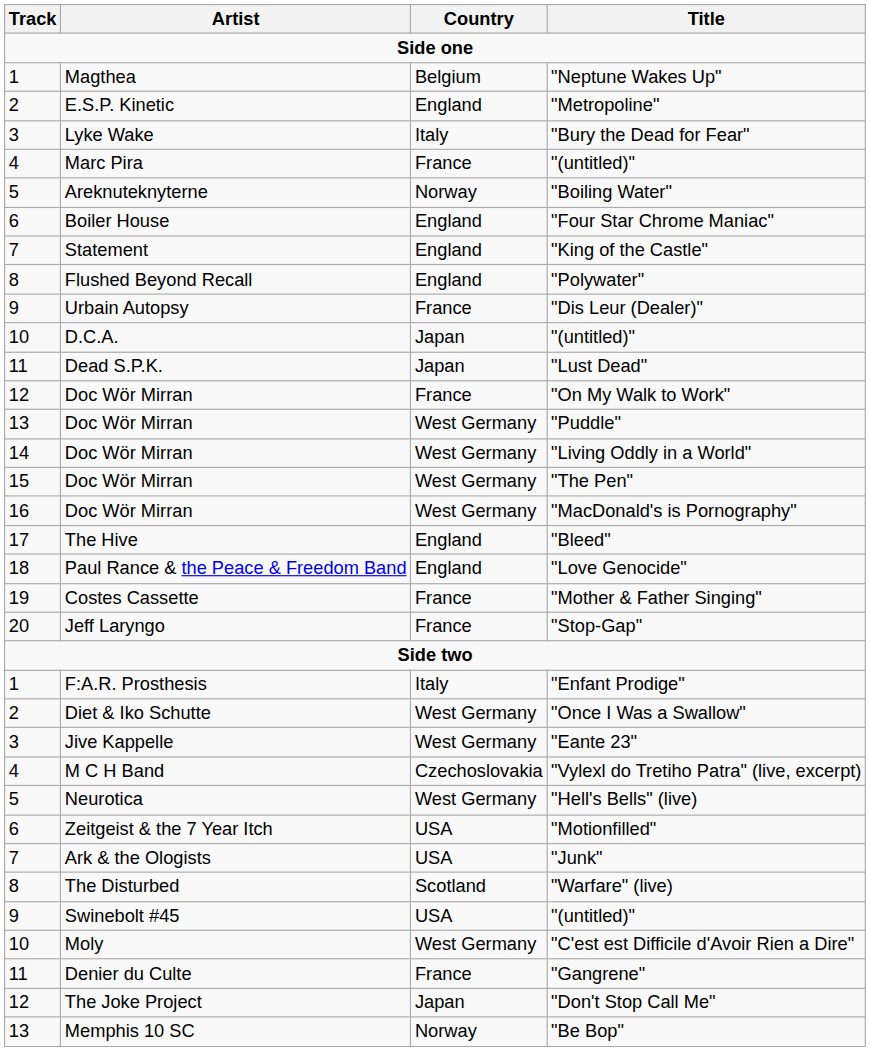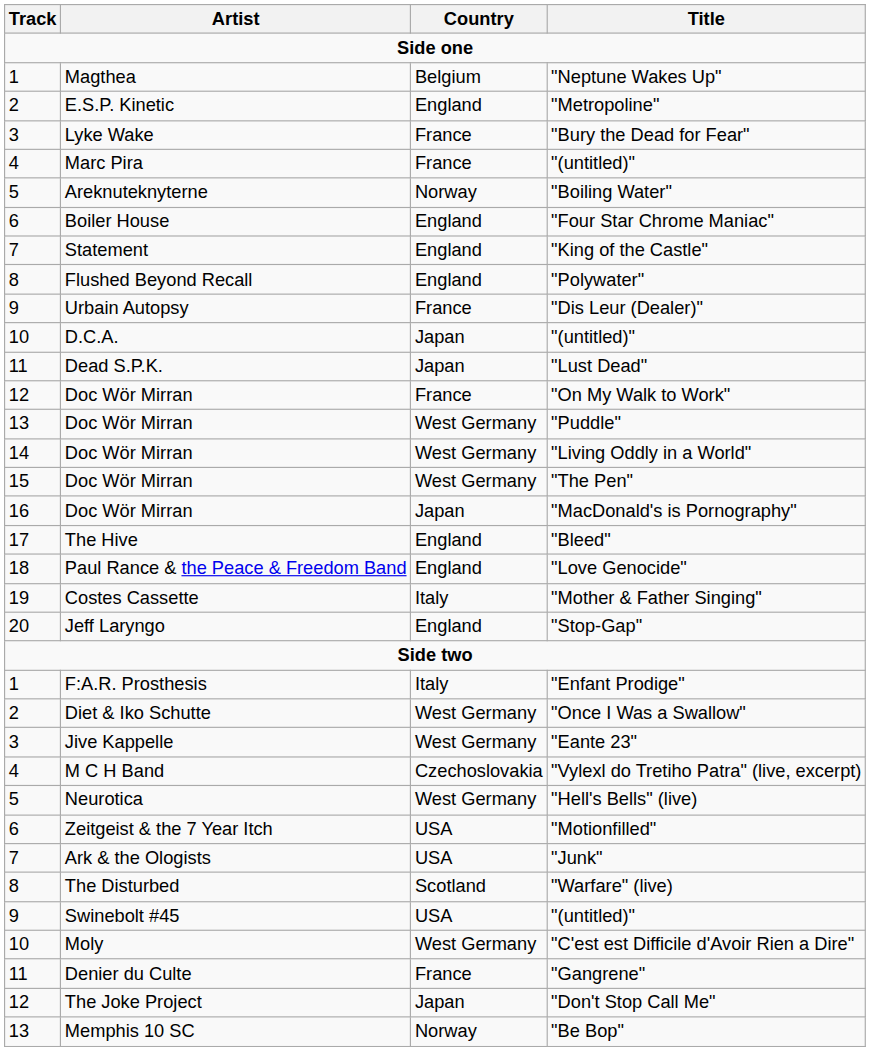(432, 134) Italy -> (443, 134) France
(476, 510) West Germany -> (440, 510) Japan
(443, 597) France -> (432, 597) Italy
(443, 626) France -> (448, 626) England
